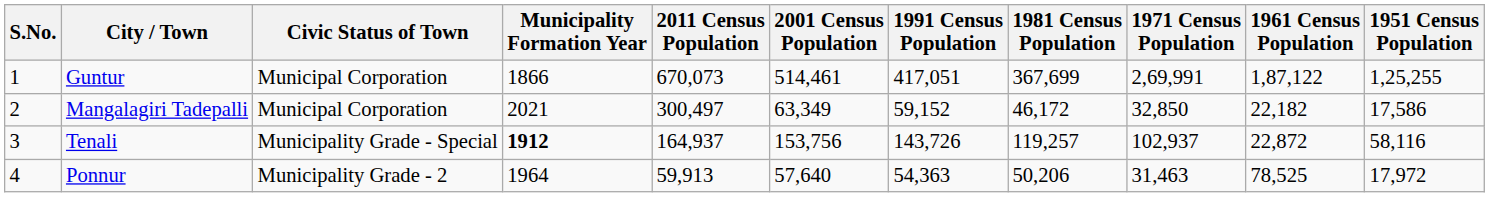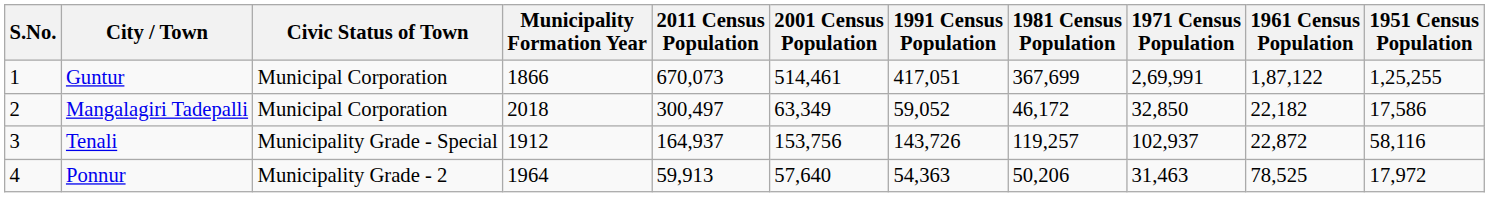(528, 109) 2021 -> (528, 109) 2018
(922, 109) 59,152 -> (922, 109) 59,052
(528, 142) bold -> (528, 142) normal
